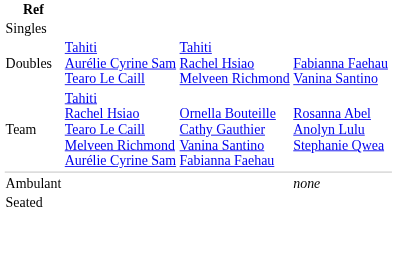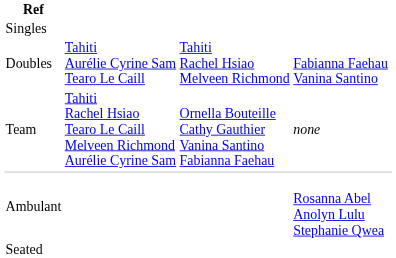(339, 129) Rosanna Abel Anolyn Lulu Stephanie Qwea -> (307, 129) none
(307, 183) none -> (339, 214) Rosanna Abel Anolyn Lulu Stephanie Qwea
